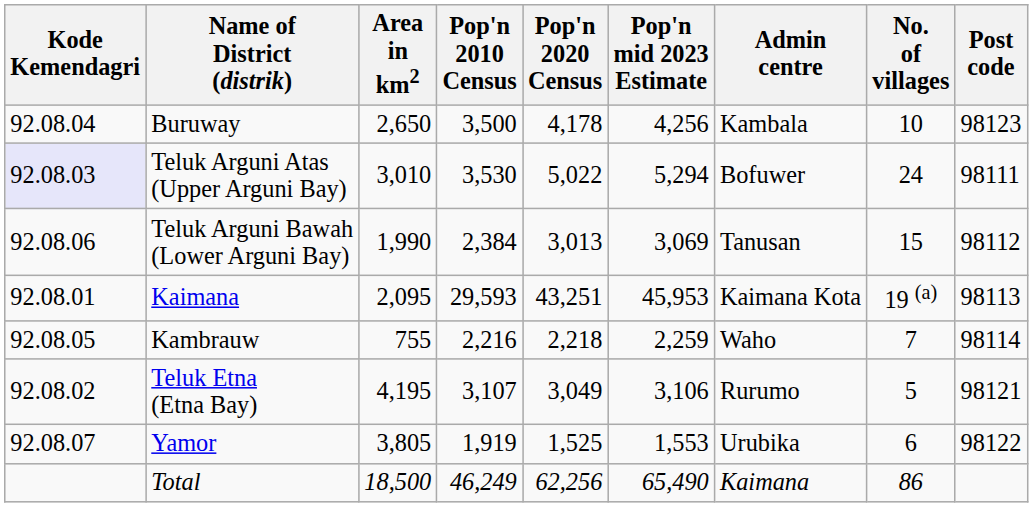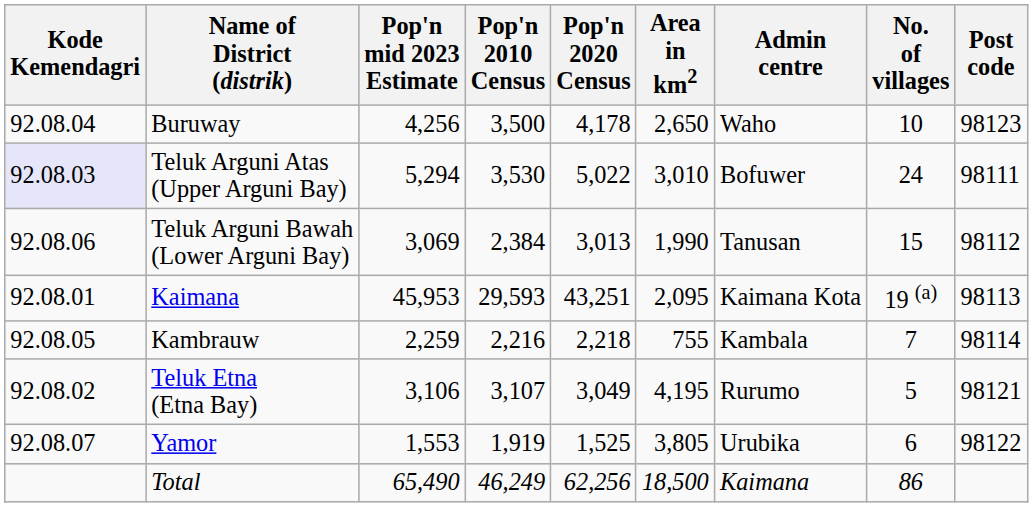columns swapped: (398, 54) <-> (661, 54)
(764, 123) Kambala -> (748, 123) Waho
(748, 339) Waho -> (764, 339) Kambala
